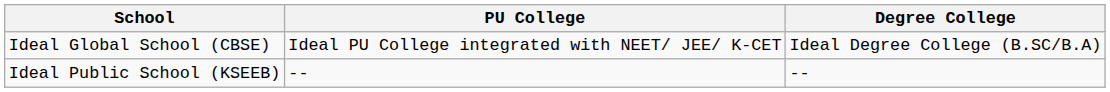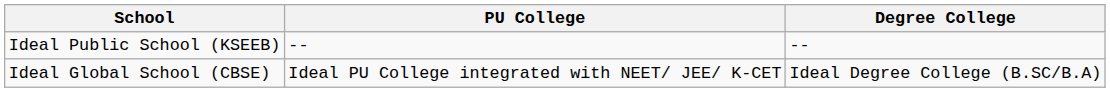rows swapped: (139, 46) <-> (144, 73)
